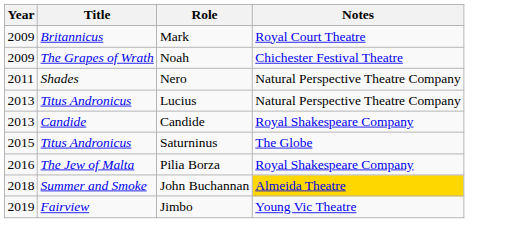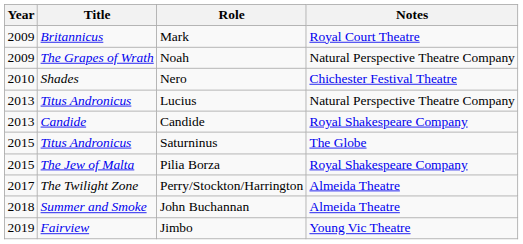(329, 57) Chichester Festival Theatre -> (412, 57) Natural Perspective Theatre Company
(21, 79) 2011 -> (21, 79) 2010
(358, 79) Natural Perspective Theatre Company -> (383, 79) Chichester Festival Theatre
(21, 164) 2016 -> (21, 164) 2015
+ row: (232, 185)
(301, 185) gold background -> (355, 206) no background
